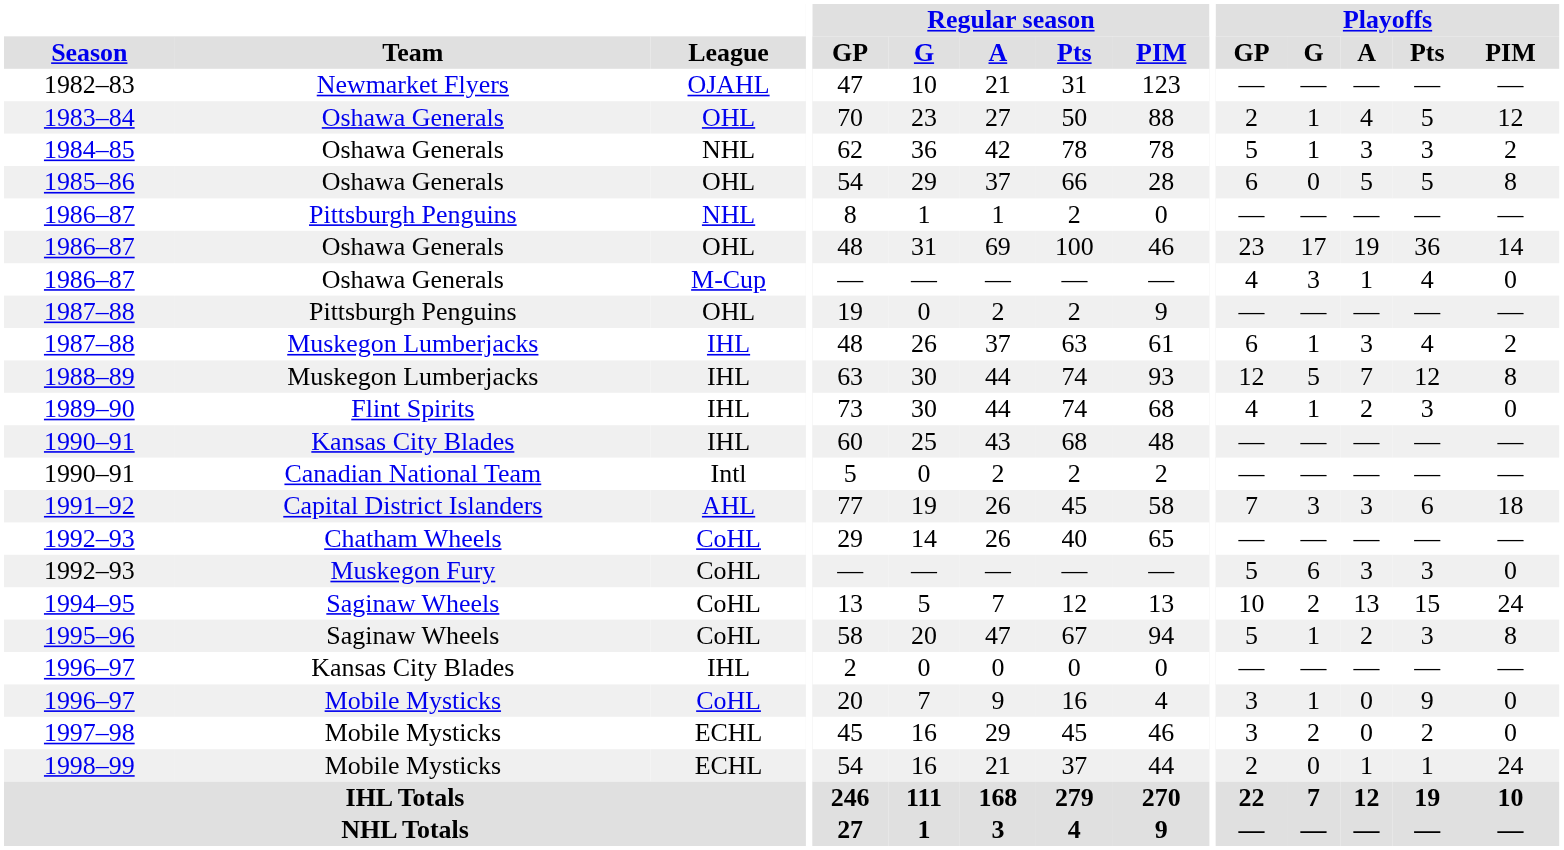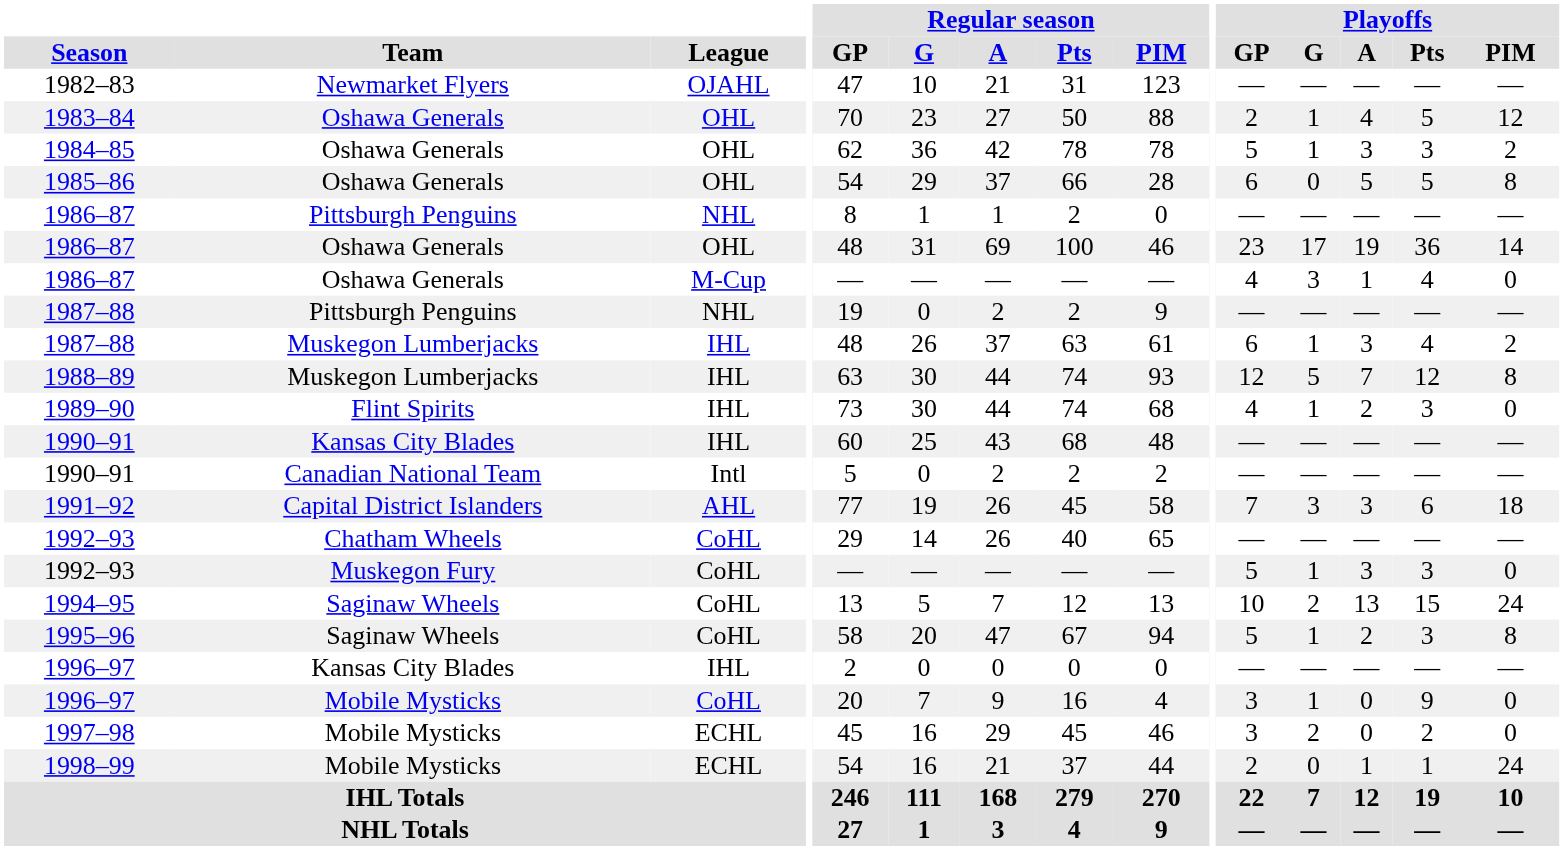(729, 149) NHL -> (729, 149) OHL
(729, 311) OHL -> (729, 311) NHL
(1314, 570) 6 -> (1314, 570) 1
